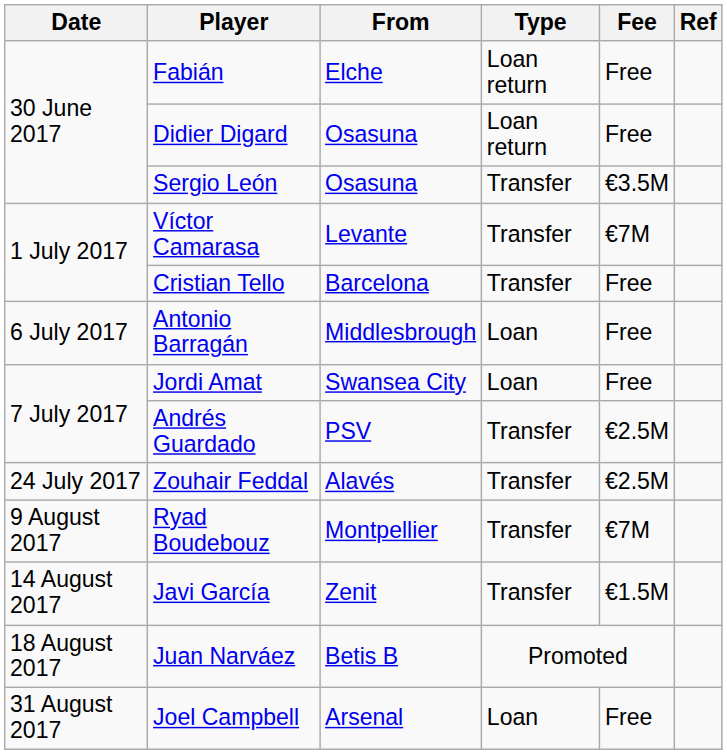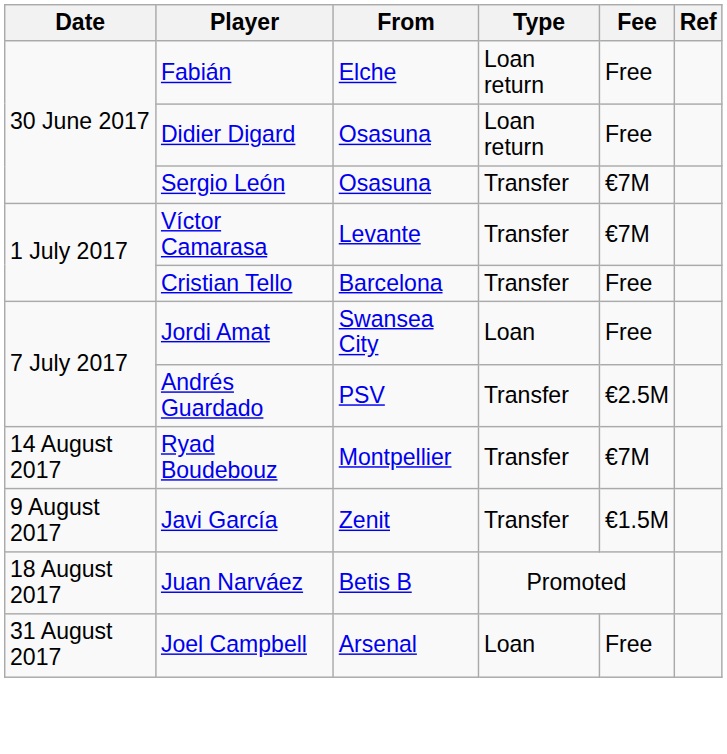(637, 184) €3.5M -> (627, 184) €7M
- row: (200, 332)
- row: (231, 481)
(55, 530) 9 August 2017 -> (61, 457) 14 August 2017
(61, 593) 14 August 2017 -> (55, 520) 9 August 2017
